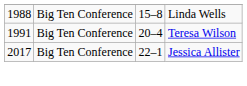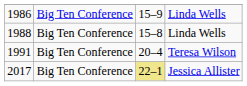+ row: (19, 14)
(150, 52) no background -> (150, 71) khaki background
